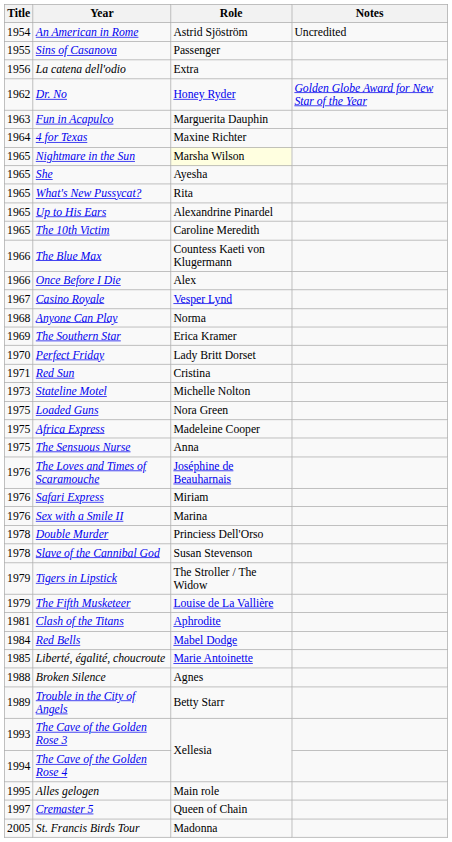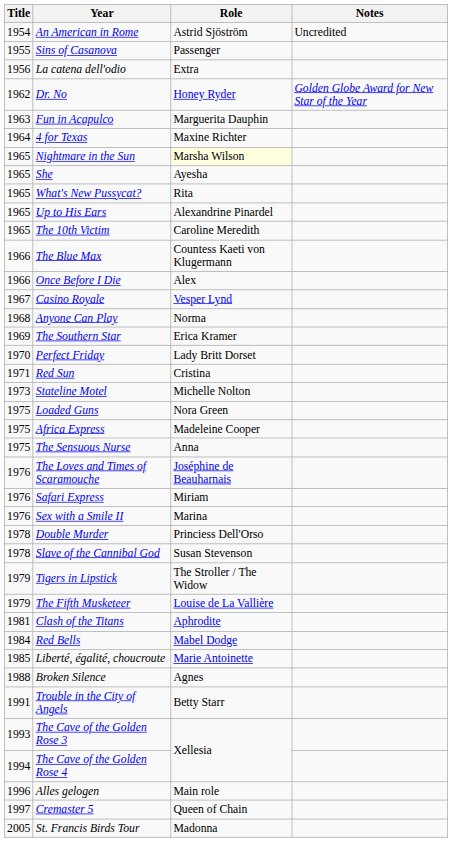(19, 702) 1989 -> (19, 702) 1991
(19, 791) 1995 -> (19, 791) 1996
